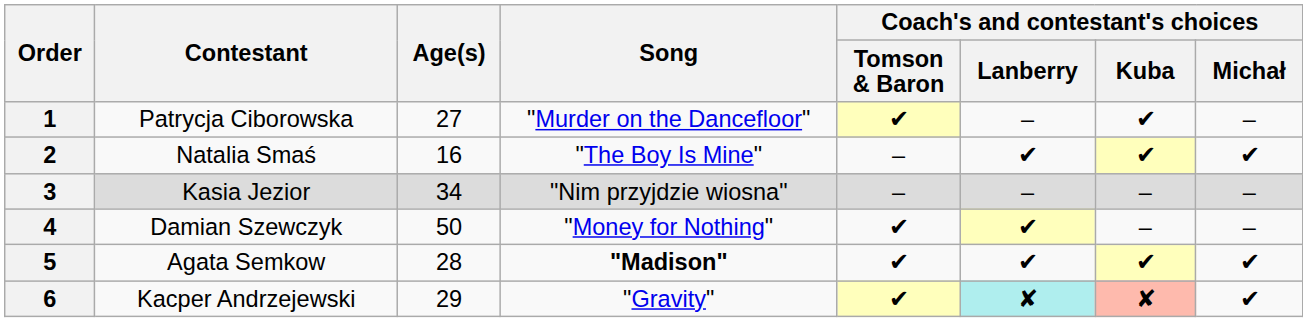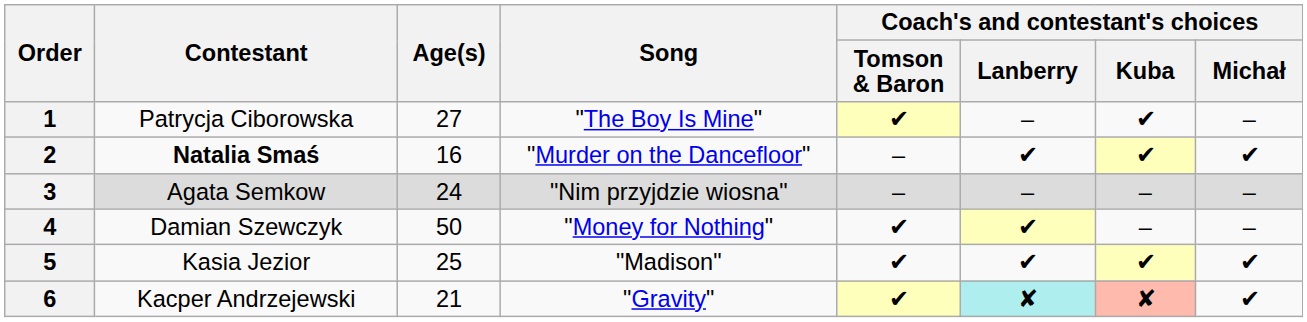(669, 119) "Murder on the Dancefloor" -> (669, 119) "The Boy Is Mine"
(246, 155) normal -> (246, 155) bold
(669, 155) "The Boy Is Mine" -> (669, 155) "Murder on the Dancefloor"
(246, 191) Kasia Jezior -> (246, 191) Agata Semkow
(449, 191) 34 -> (449, 191) 24
(246, 263) Agata Semkow -> (246, 263) Kasia Jezior
(449, 263) 28 -> (449, 263) 25
(669, 263) bold -> (669, 263) normal
(449, 298) 29 -> (449, 298) 21
